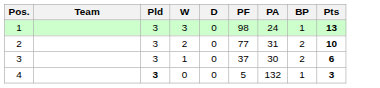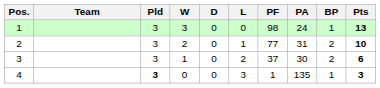+ column: (243, 12)
(243, 75) 5 -> (273, 75) 1
(273, 75) 132 -> (302, 75) 135
